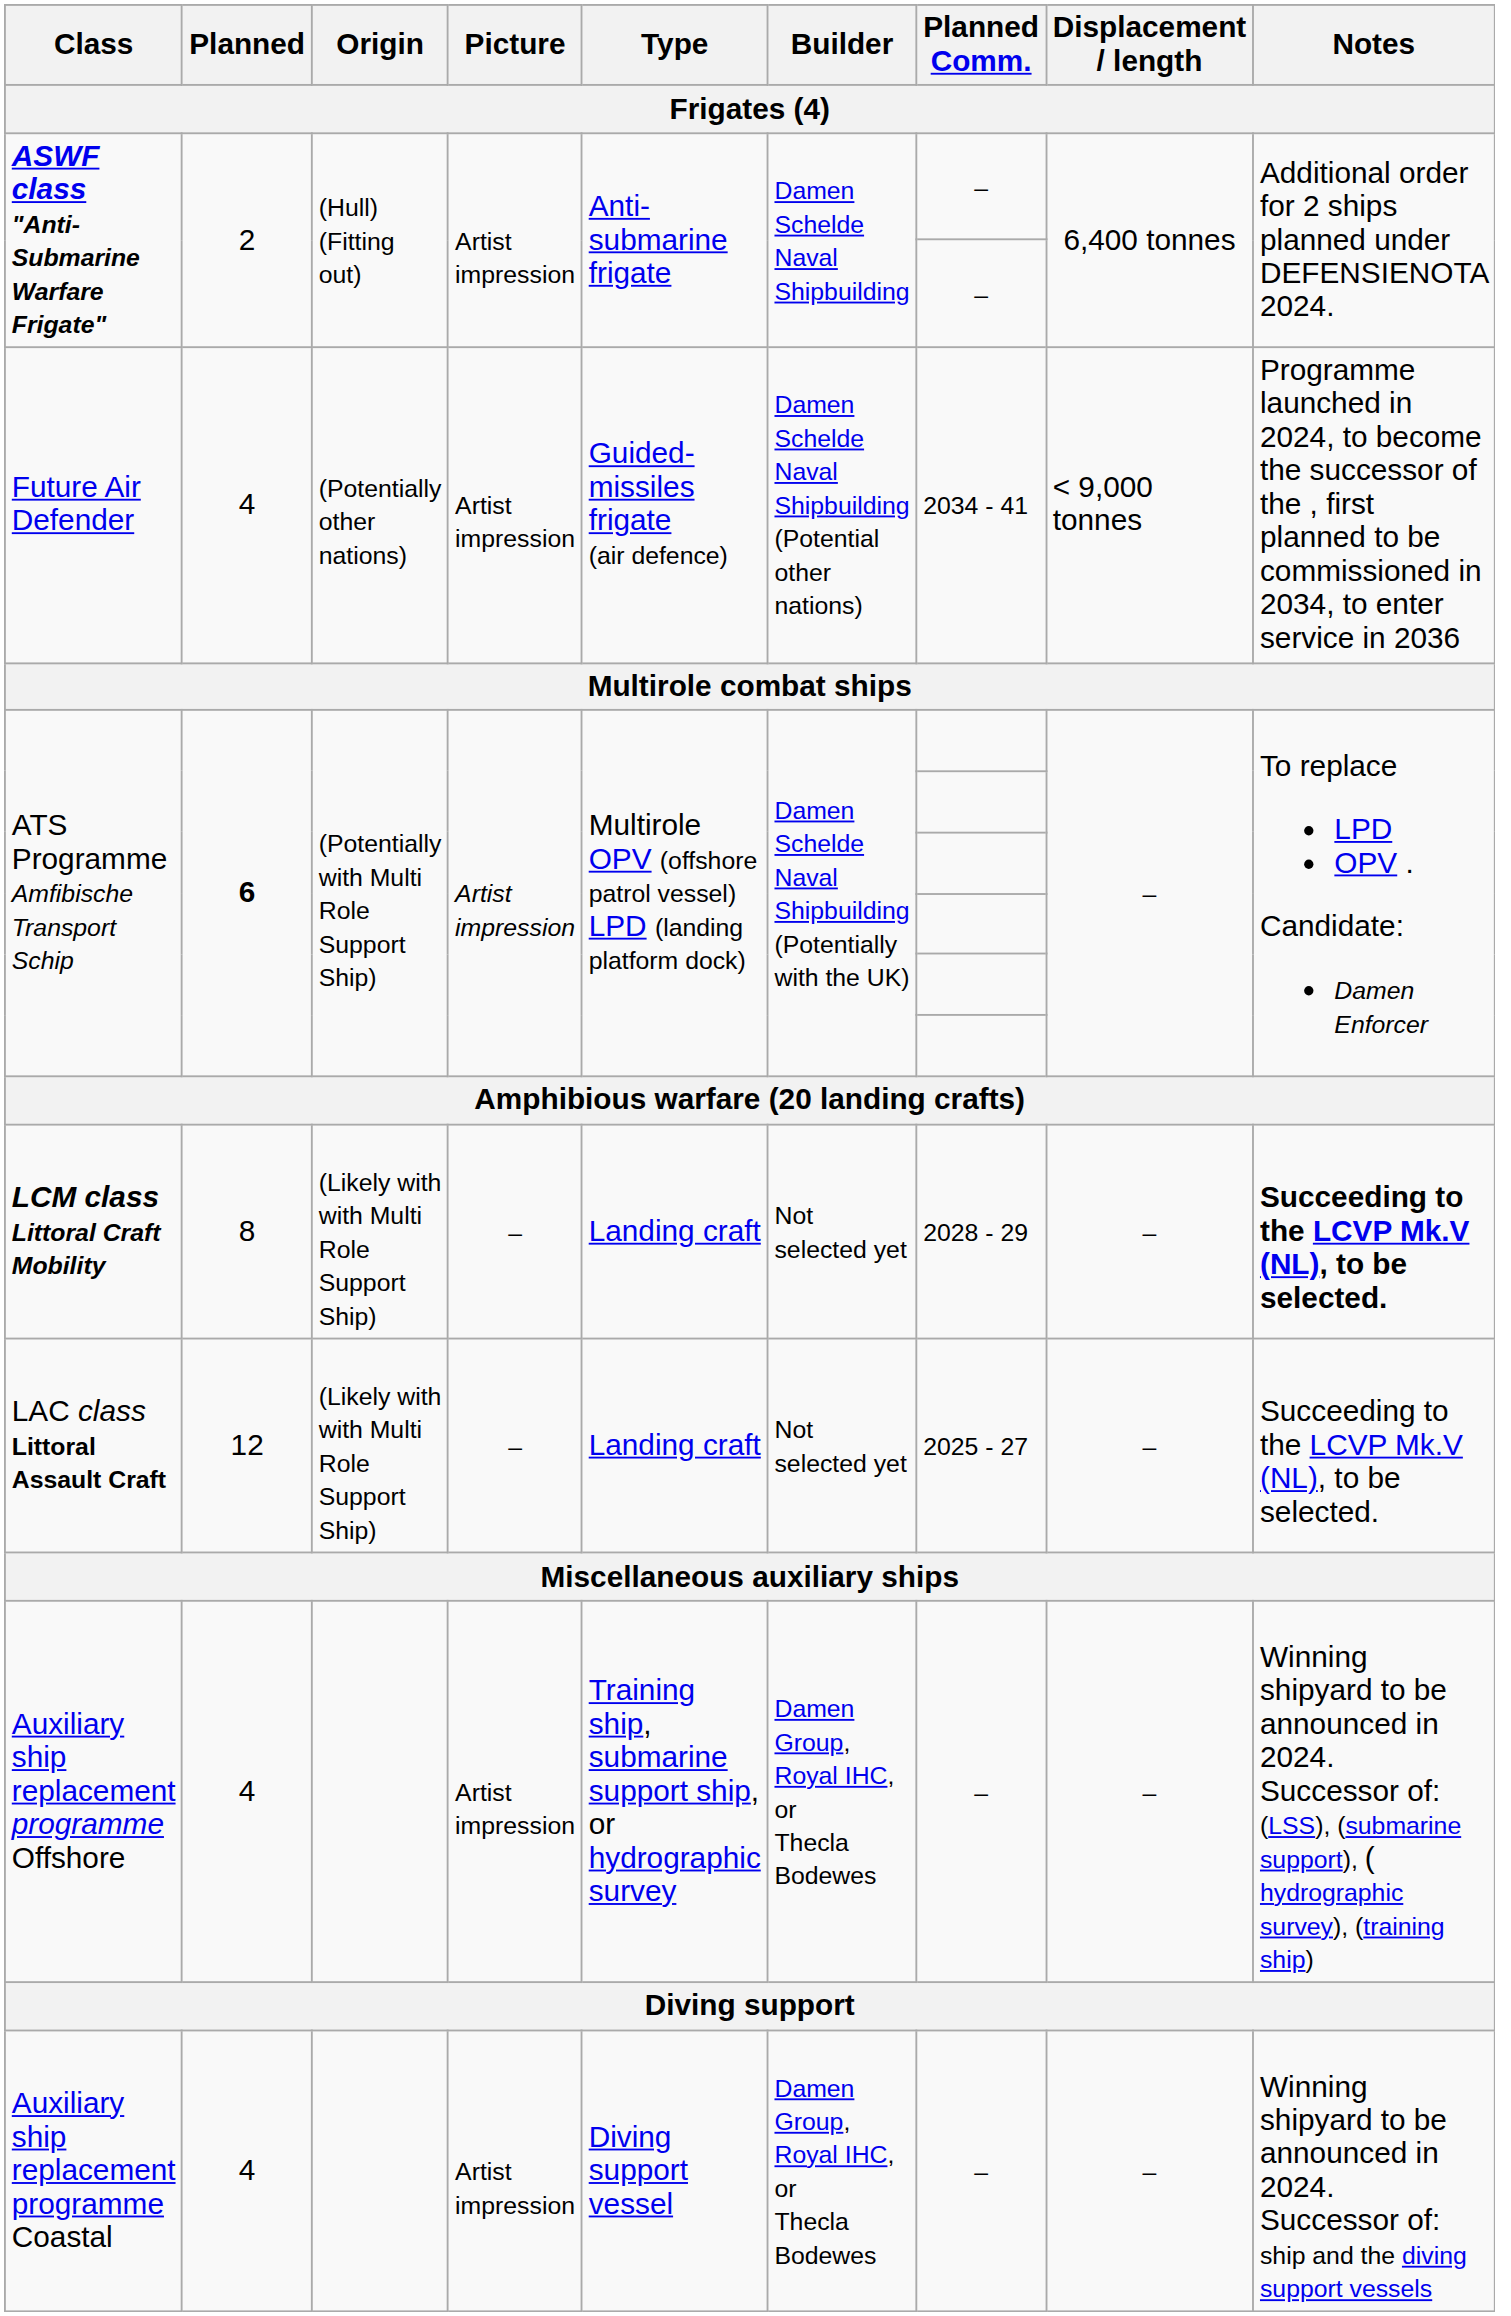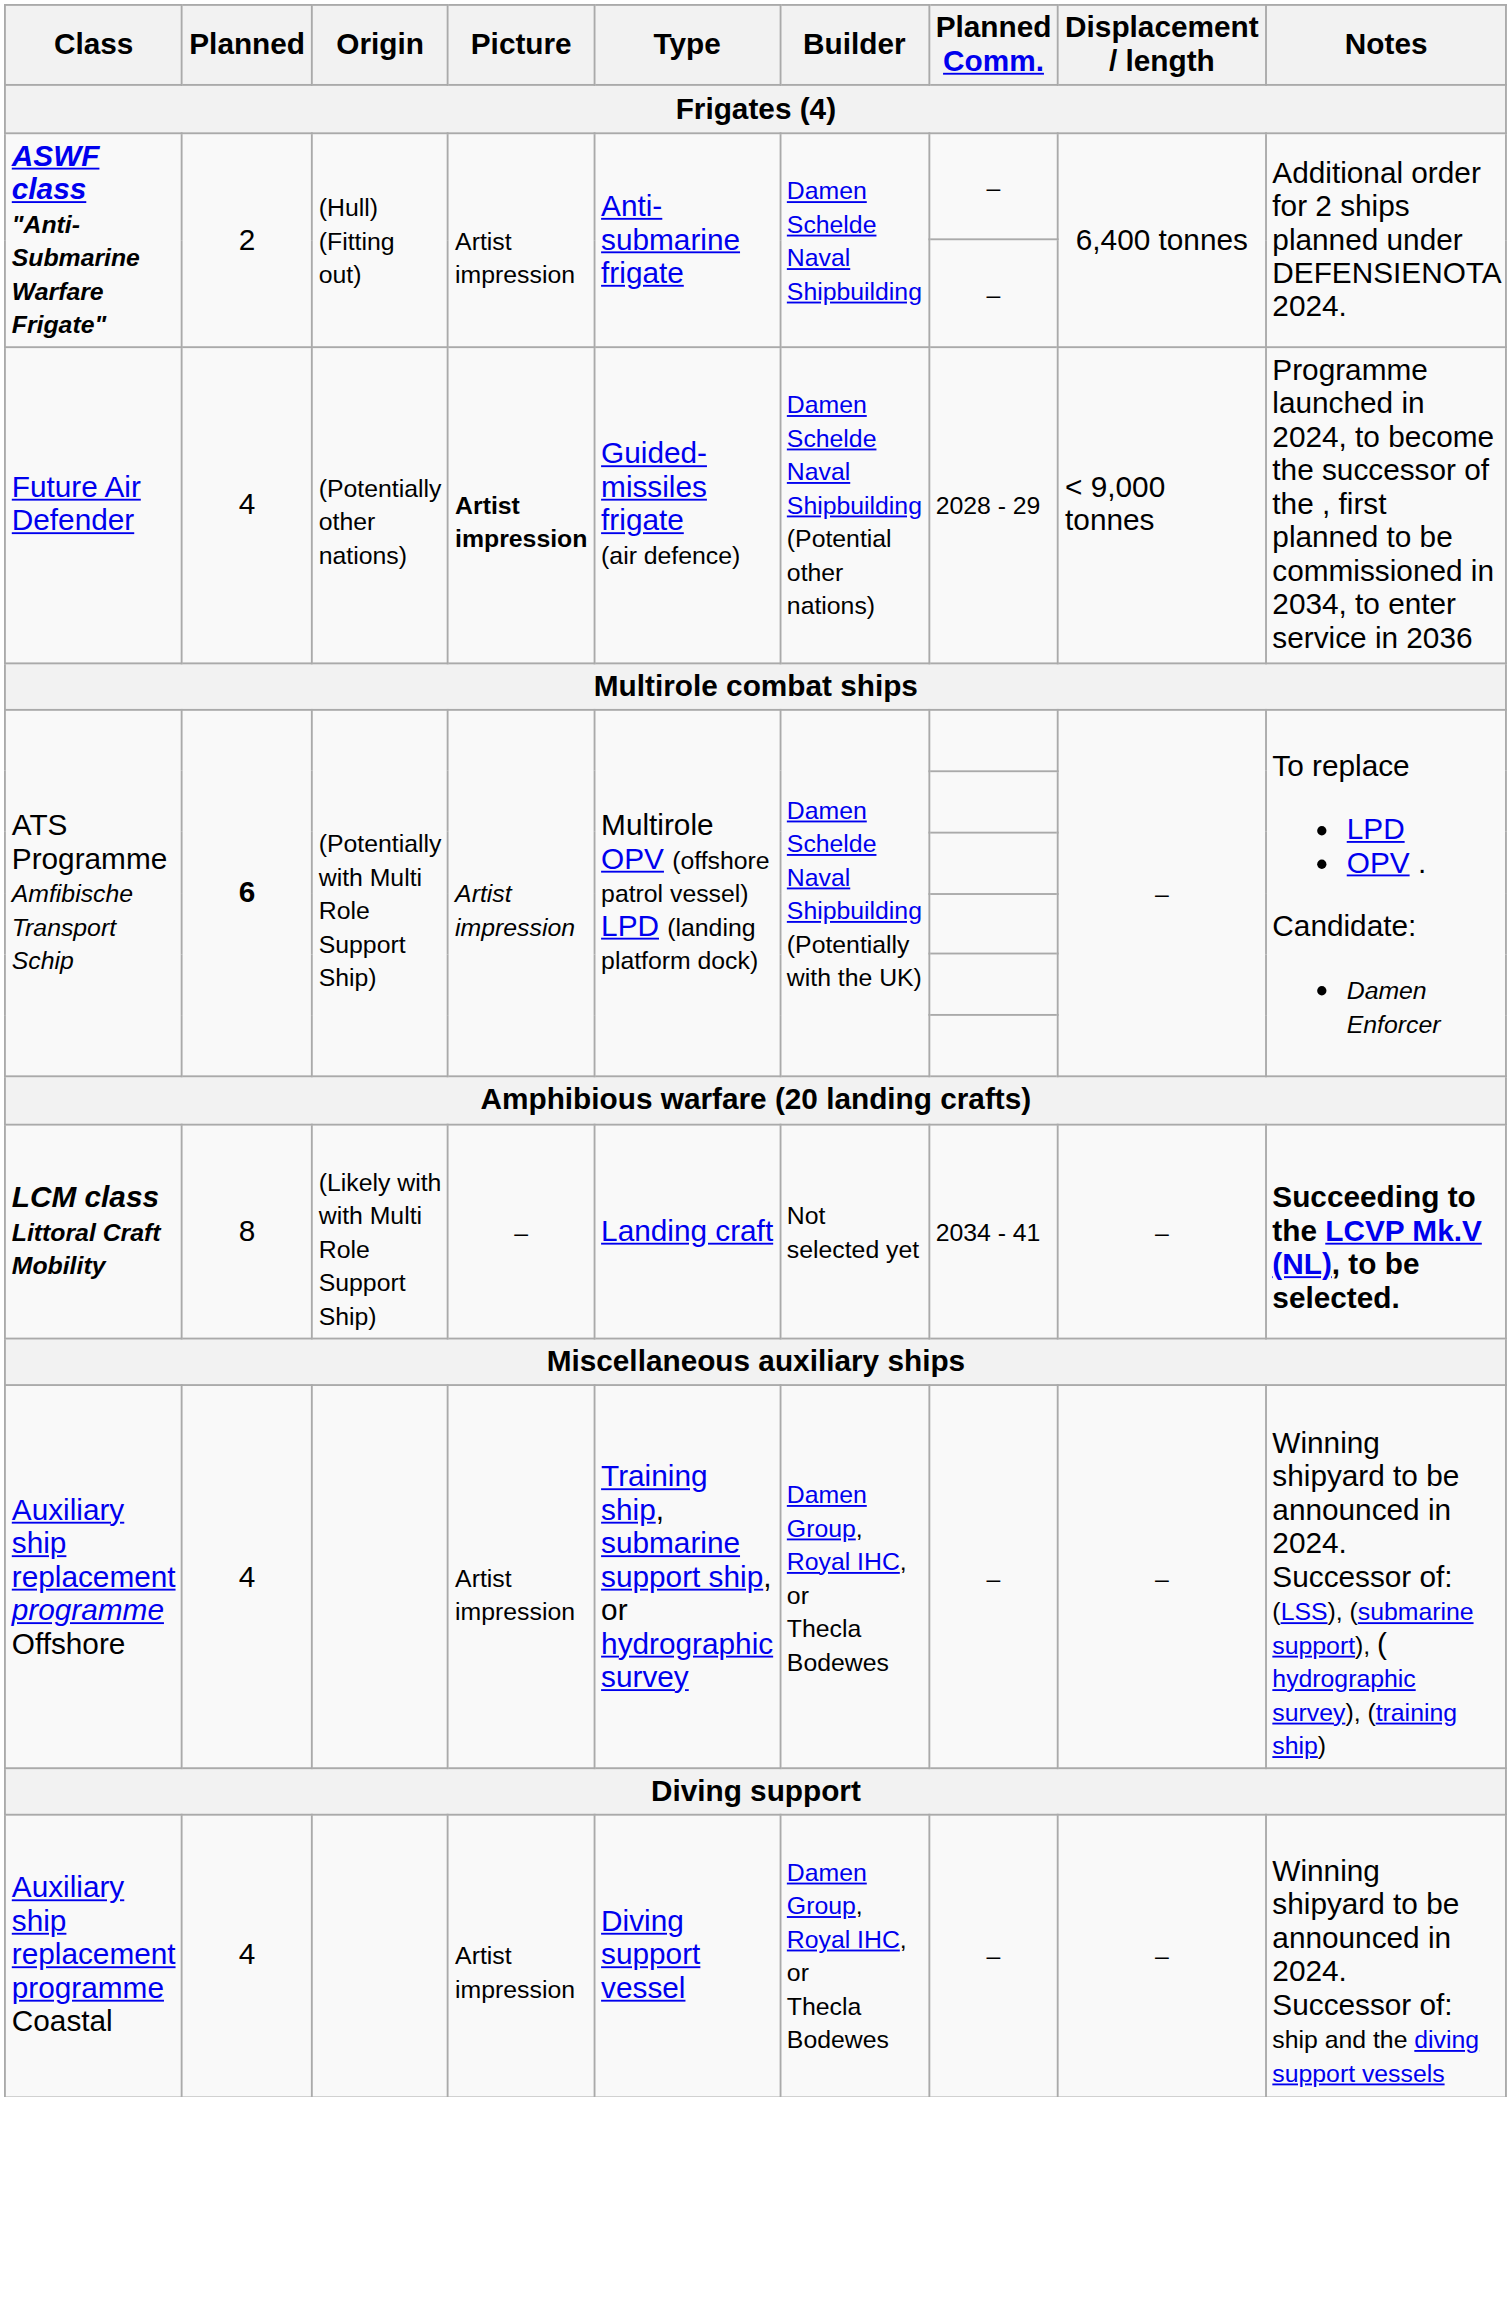(515, 523) normal -> (521, 521) bold
(976, 506) 2034 - 41 -> (988, 506) 2028 - 29
(976, 1232) 2028 - 29 -> (988, 1232) 2034 - 41
- row: (89, 1445)
